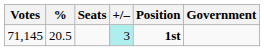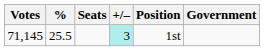(60, 35) 20.5 -> (60, 35) 25.5
(173, 35) bold -> (173, 35) normal
